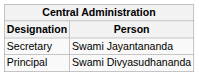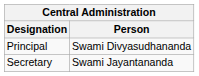rows swapped: (29, 46) <-> (27, 63)
